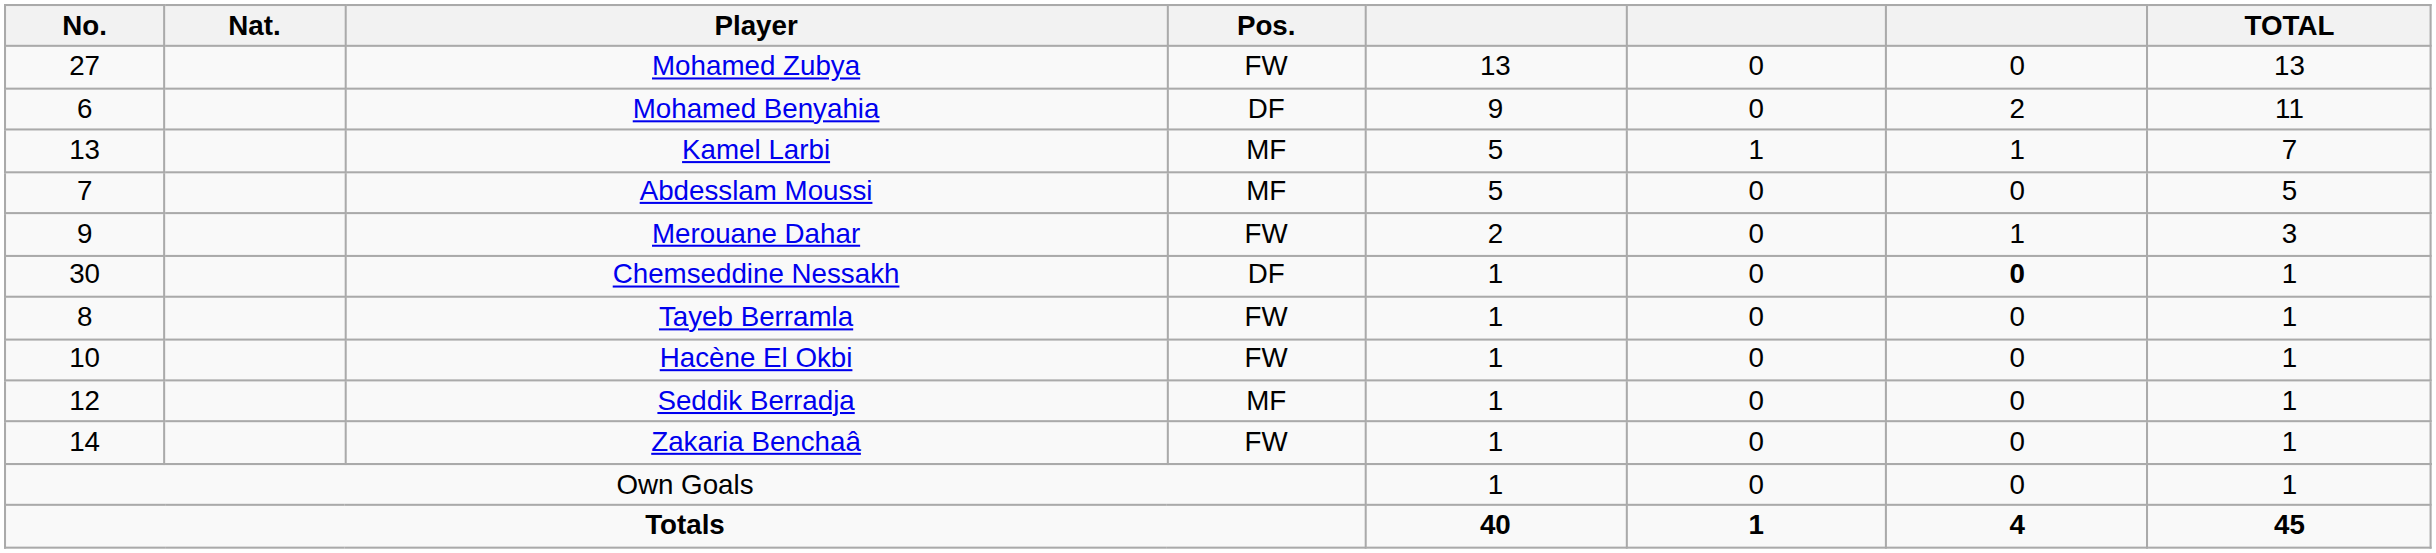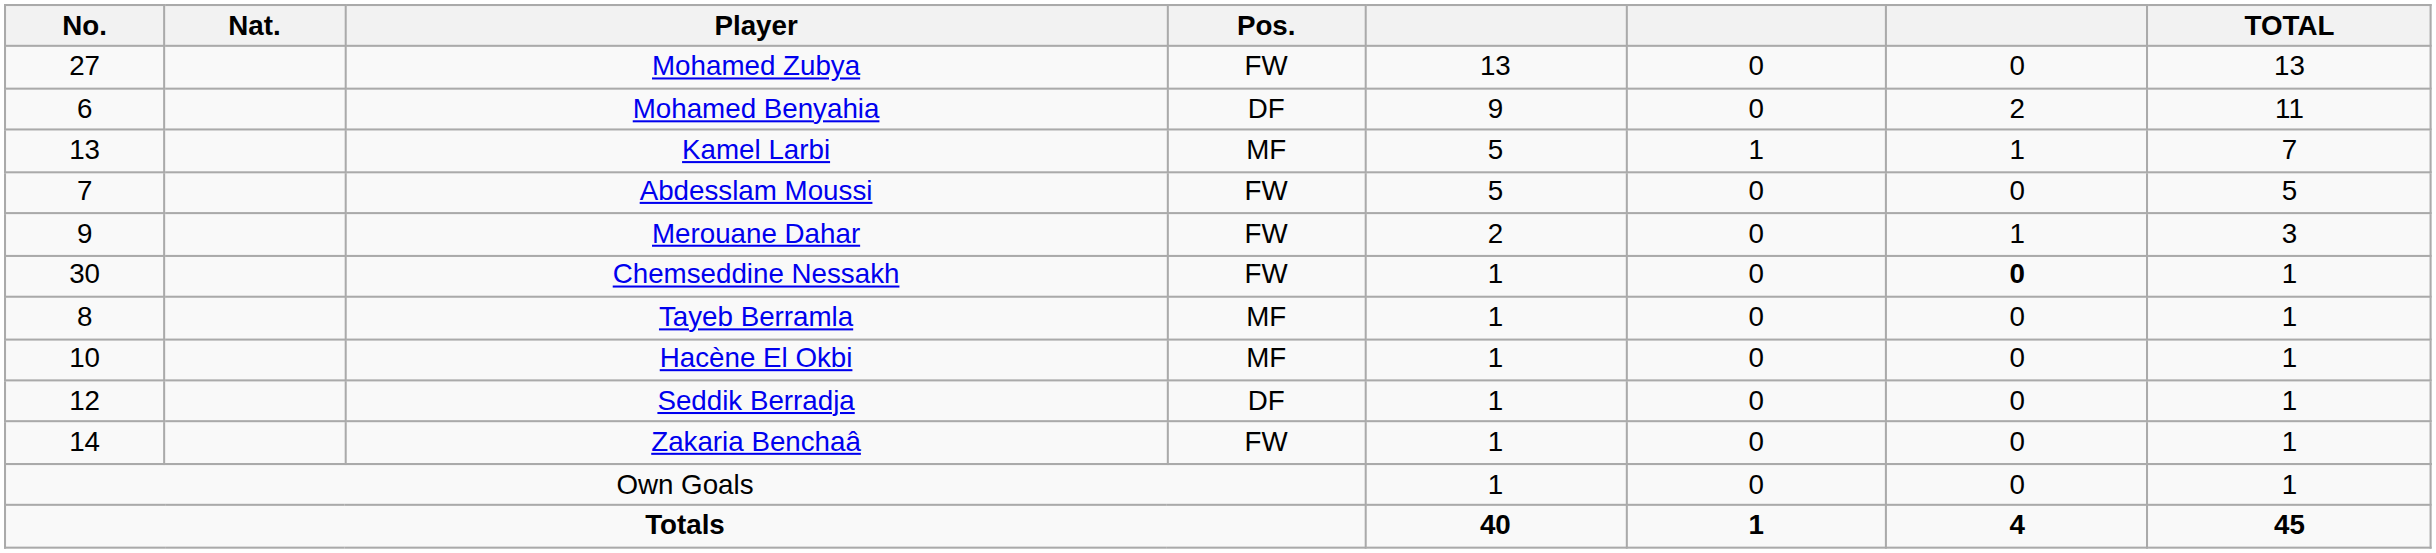(1266, 191) MF -> (1266, 191) FW
(1266, 275) DF -> (1266, 275) FW
(1266, 316) FW -> (1266, 316) MF
(1266, 358) FW -> (1266, 358) MF
(1266, 400) MF -> (1266, 400) DF
